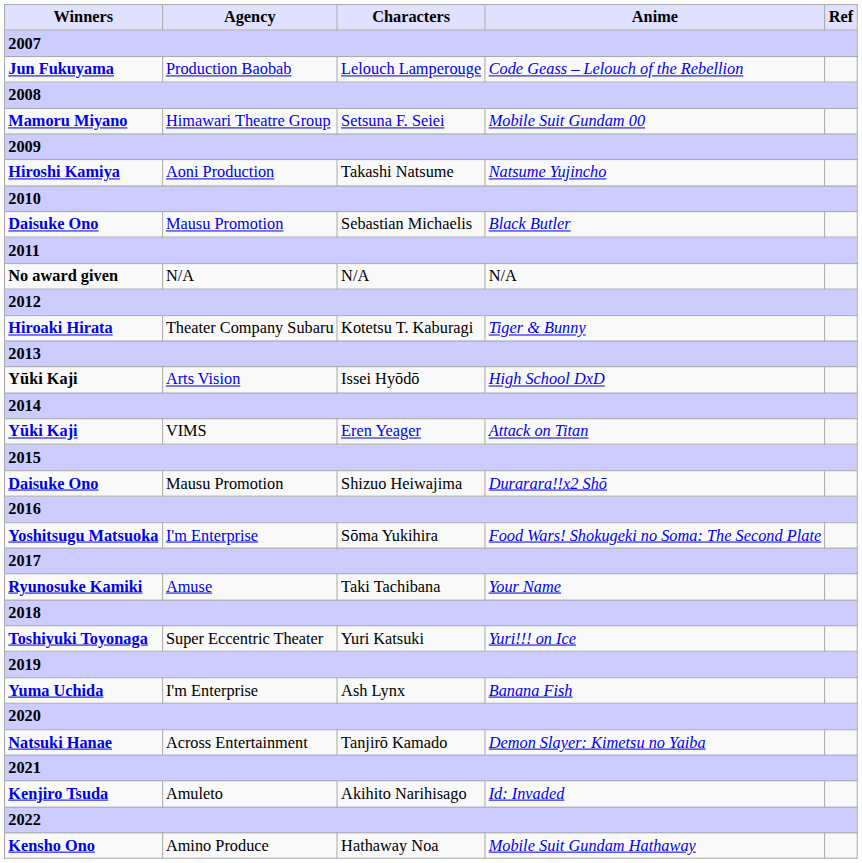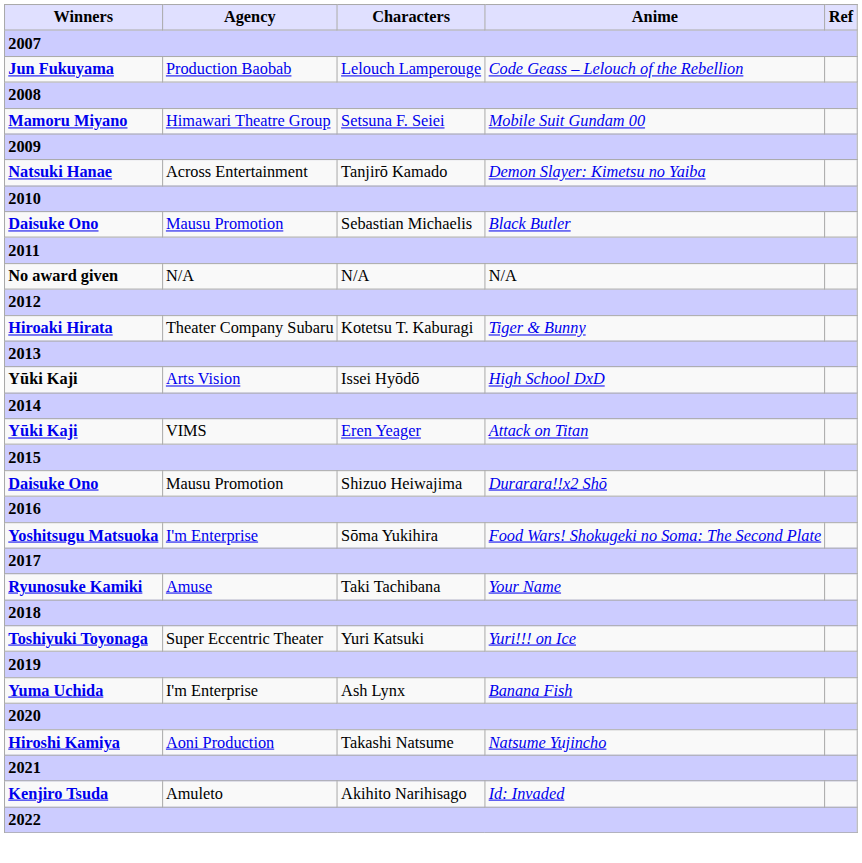rows swapped: (397, 172) <-> (394, 742)
- row: (390, 845)
